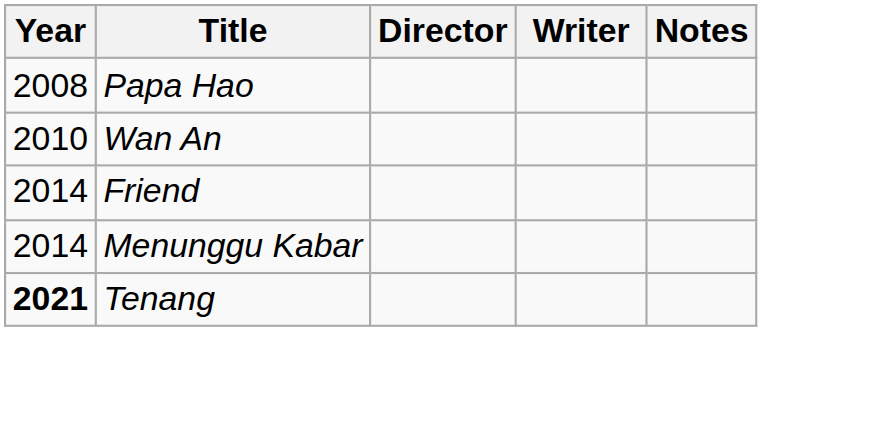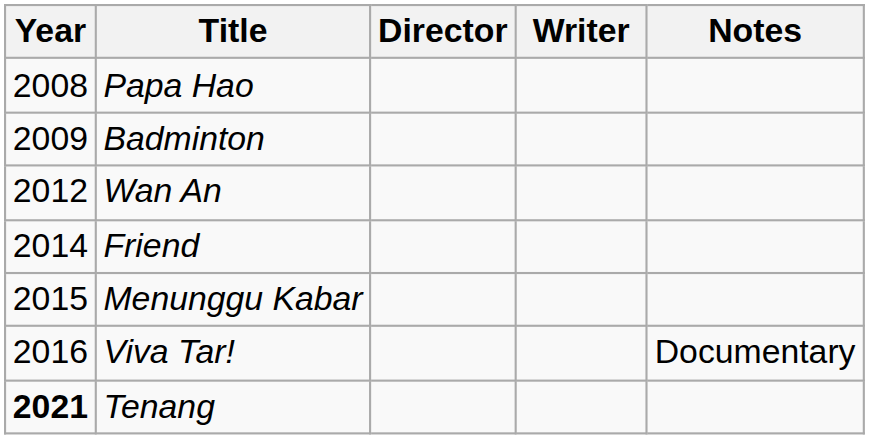+ row: (184, 138)
(50, 138) 2010 -> (50, 191) 2012
(50, 245) 2014 -> (50, 298) 2015
+ row: (169, 352)
